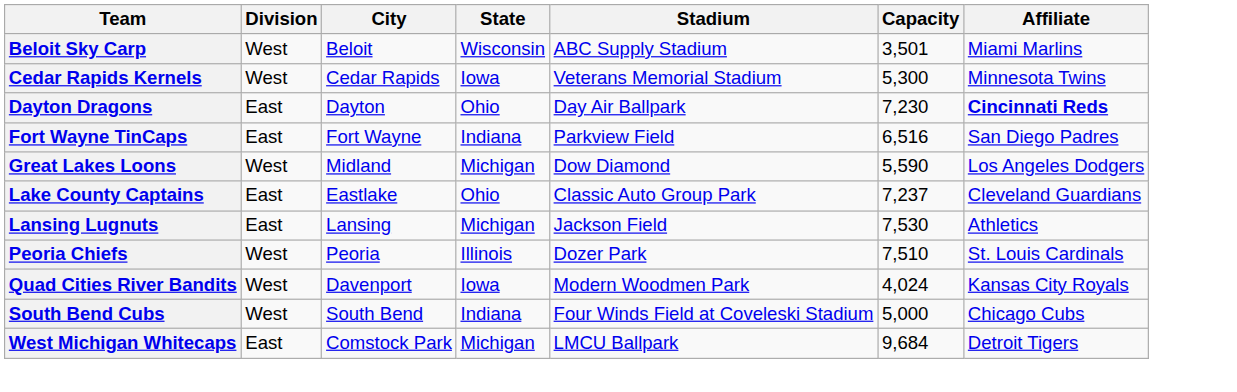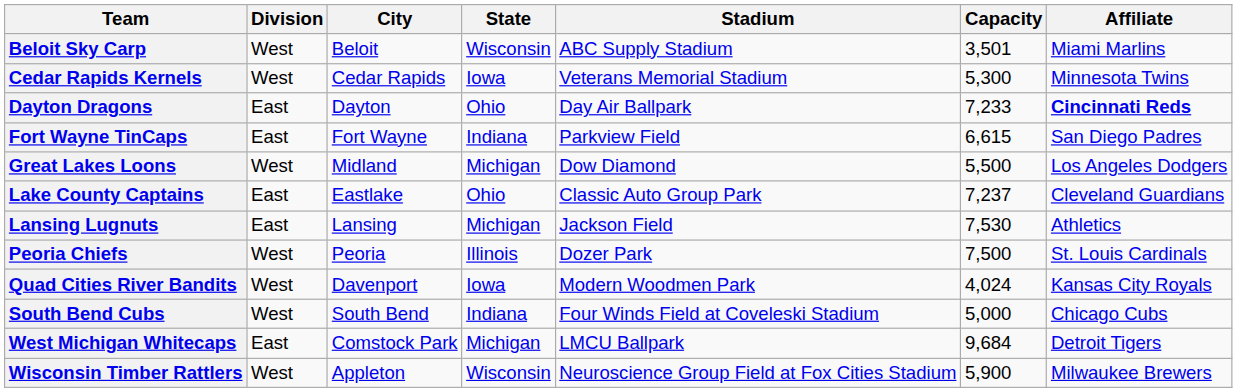(905, 107) 7,230 -> (988, 107) 7,233
(905, 136) 6,516 -> (988, 136) 6,615
(905, 166) 5,590 -> (988, 166) 5,500
(905, 254) 7,510 -> (988, 254) 7,500
+ row: (126, 372)
